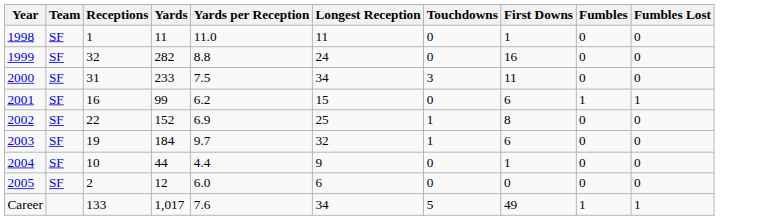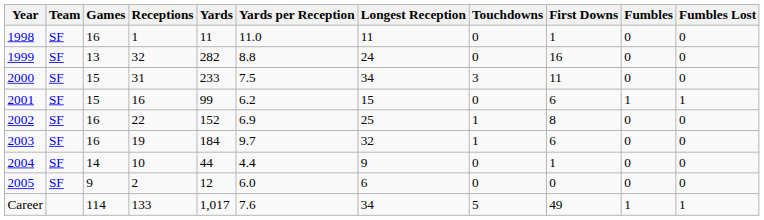+ column: (106, 15)
